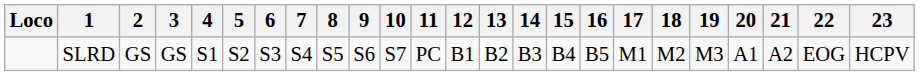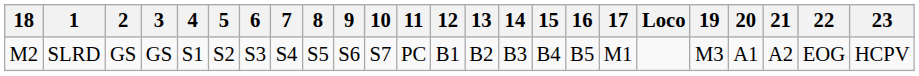columns swapped: (31, 20) <-> (671, 20)
